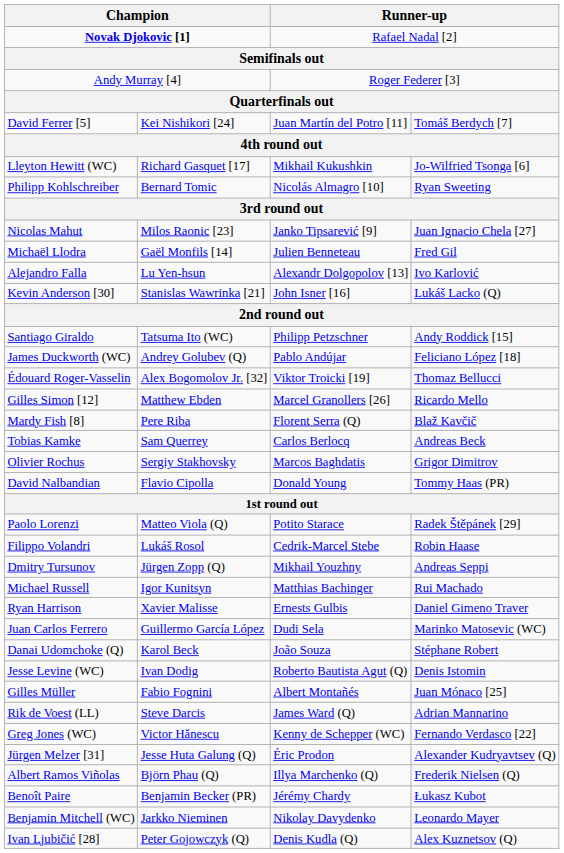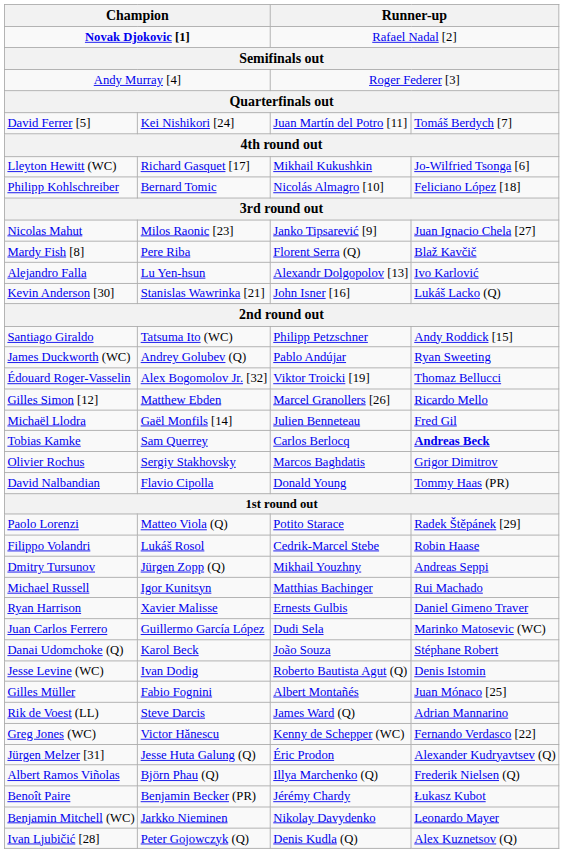(453, 188) Ryan Sweeting -> (467, 188) Feliciano López [18]
rows swapped: (47, 252) <-> (46, 420)
(467, 357) Feliciano López [18] -> (453, 357) Ryan Sweeting
(450, 441) normal -> (452, 441) bold
